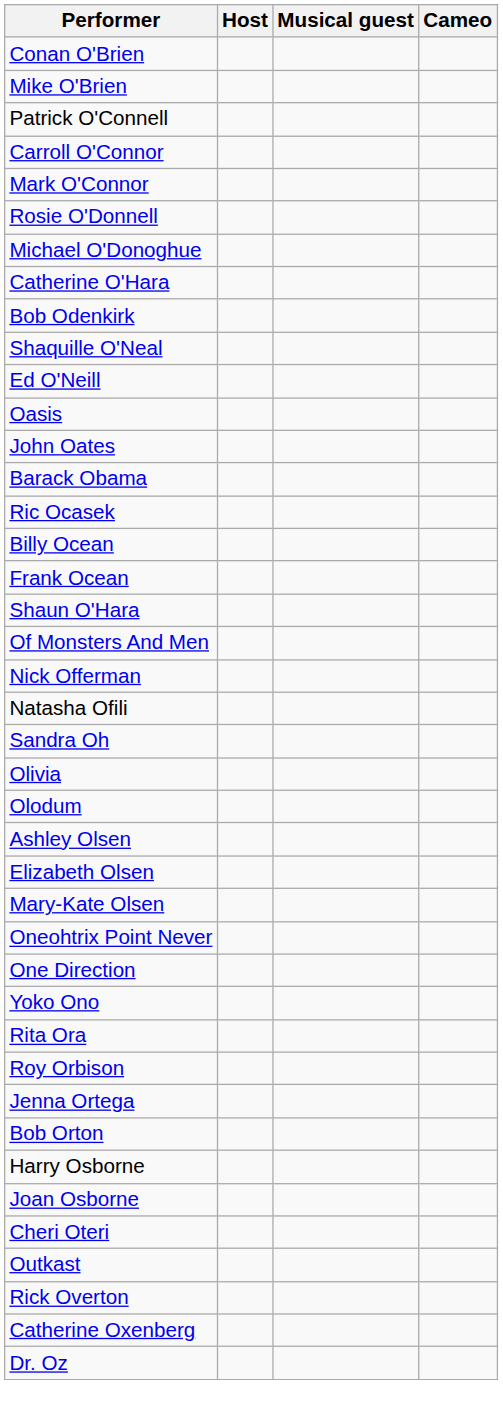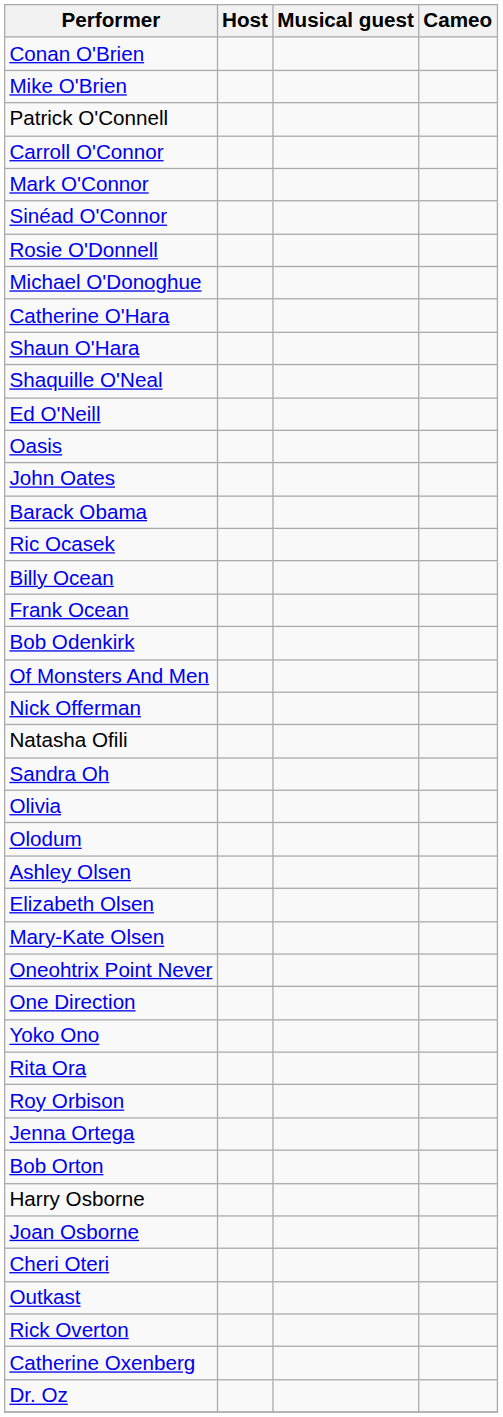+ row: (88, 217)
rows swapped: (74, 610) <-> (72, 315)
